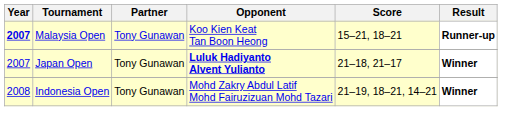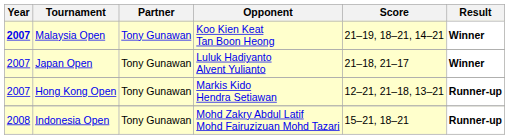(370, 36) 15–21, 18–21 -> (394, 36) 21–19, 18–21, 14–21
(468, 36) Runner-up -> (467, 36) Winner
(230, 64) bold -> (234, 64) normal
+ row: (76, 92)
(387, 92) 21–19, 18–21, 14–21 -> (377, 120) 15–21, 18–21
(460, 92) Winner -> (475, 120) Runner-up
